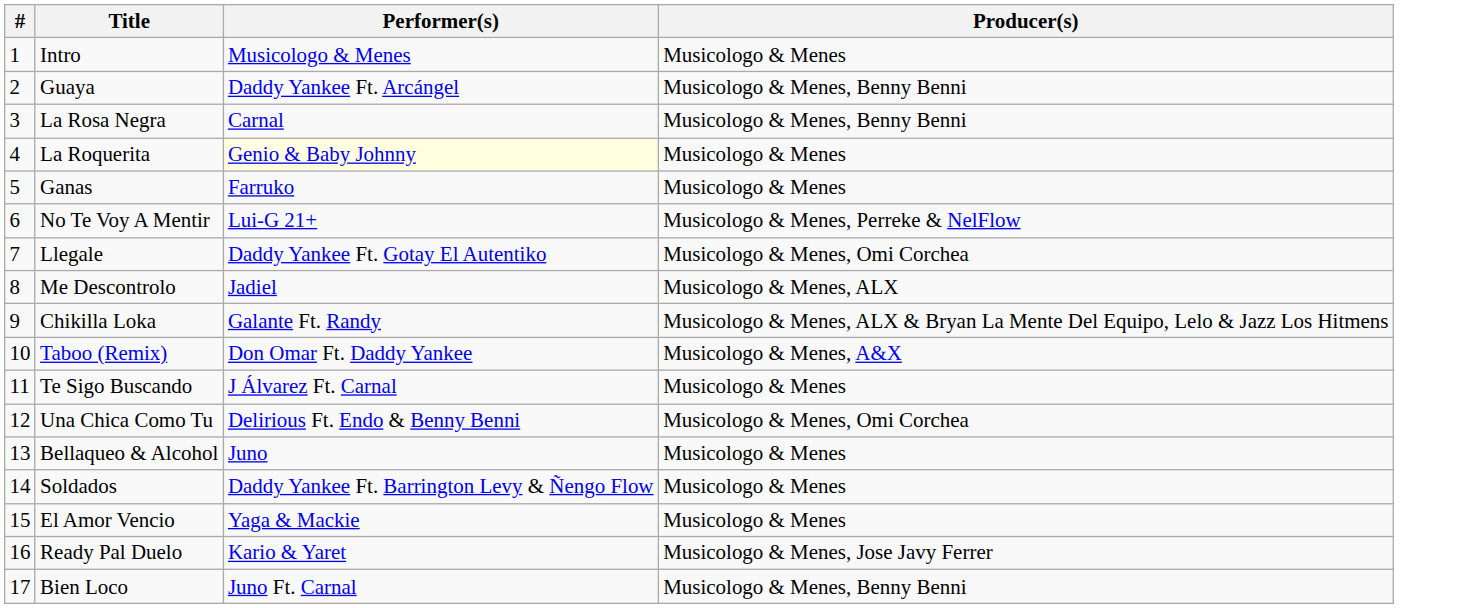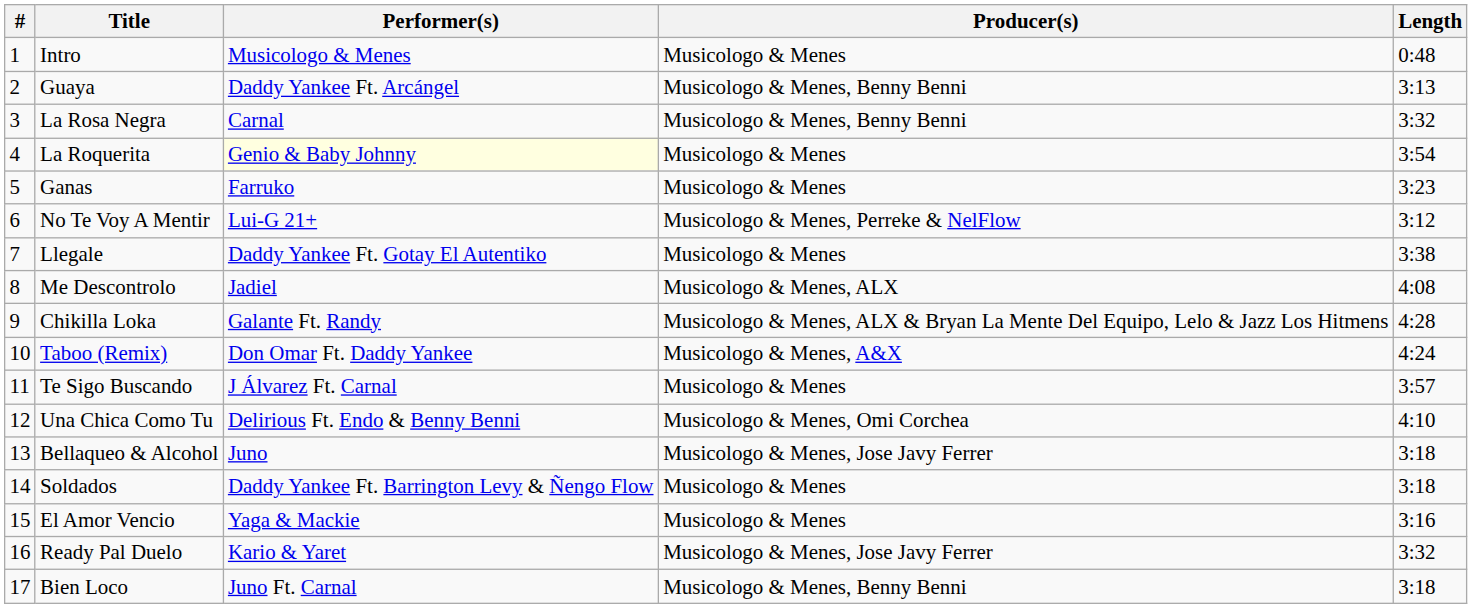+ column: (1430, 21)
(816, 253) Musicologo & Menes, Omi Corchea -> (755, 253) Musicologo & Menes
(755, 453) Musicologo & Menes -> (828, 453) Musicologo & Menes, Jose Javy Ferrer
